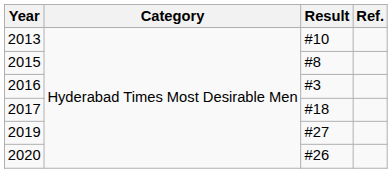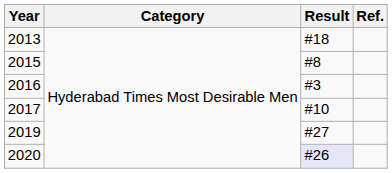(317, 39) #10 -> (317, 39) #18
(317, 109) #18 -> (317, 109) #10
(317, 156) no background -> (317, 156) lavender background
